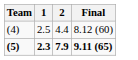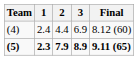+ column: (80, 13)
(44, 30) 2.5 -> (44, 30) 2.4
